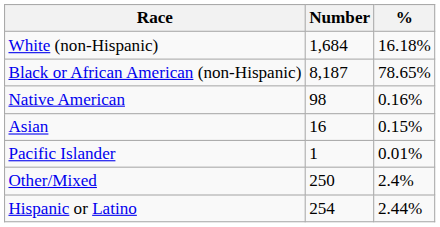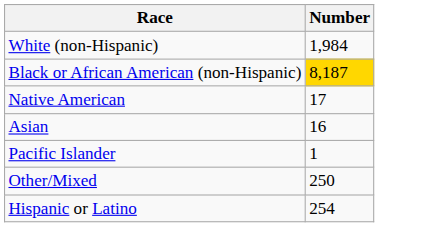- column: (404, 18)
(328, 45) 1,684 -> (328, 45) 1,984
(328, 72) no background -> (328, 72) gold background
(318, 99) 98 -> (318, 99) 17
